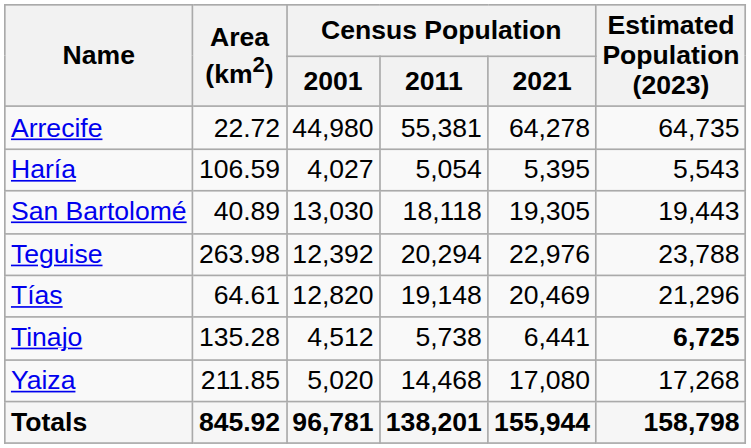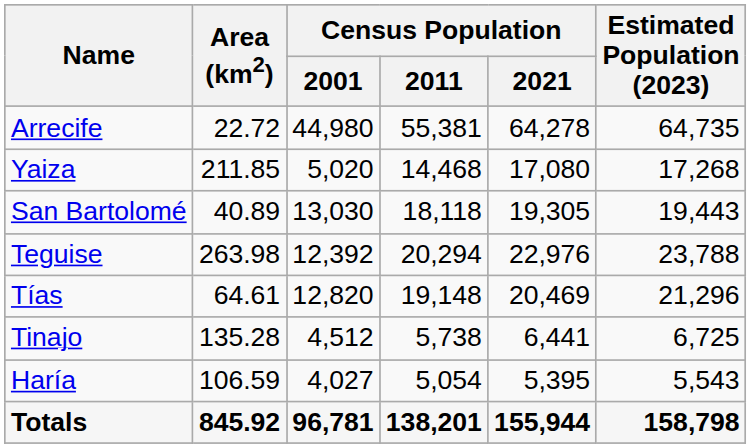rows swapped: (43, 169) <-> (43, 380)
(706, 338) bold -> (706, 338) normal
